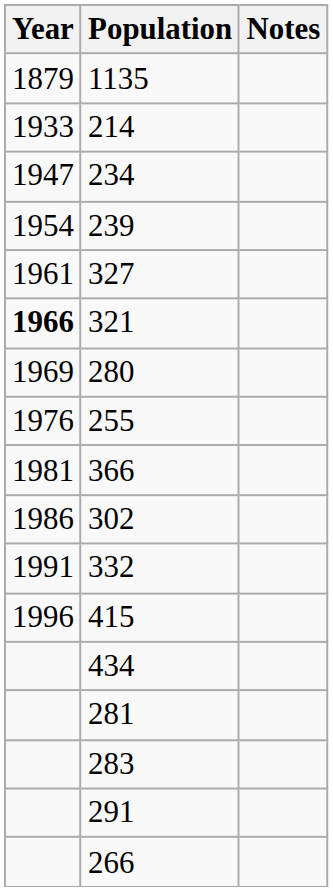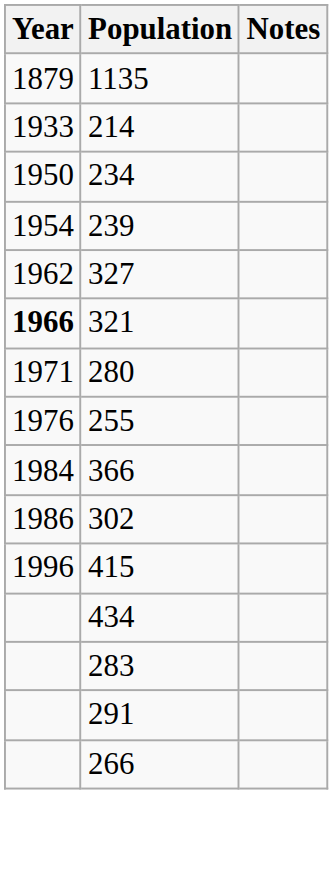(43, 175) 1947 -> (43, 175) 1950
(43, 273) 1961 -> (43, 273) 1962
(43, 371) 1969 -> (43, 371) 1971
(43, 469) 1981 -> (43, 469) 1984
- row: (111, 567)
- row: (111, 714)
